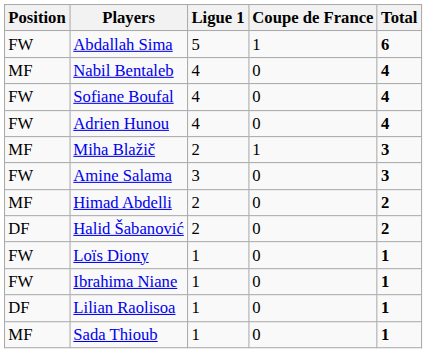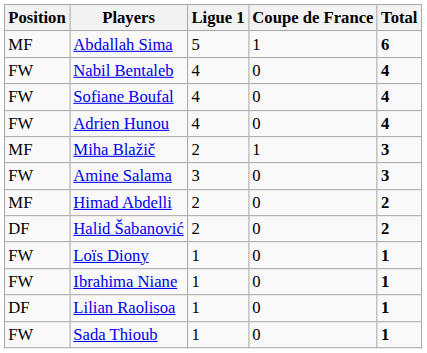(21, 44) FW -> (20, 44) MF
(20, 70) MF -> (21, 70) FW
(20, 334) MF -> (21, 334) FW
